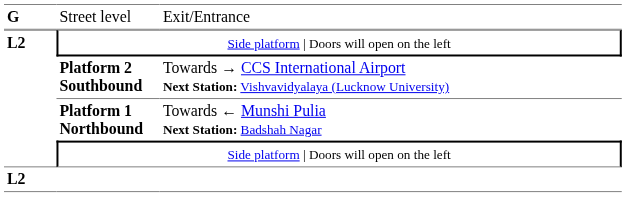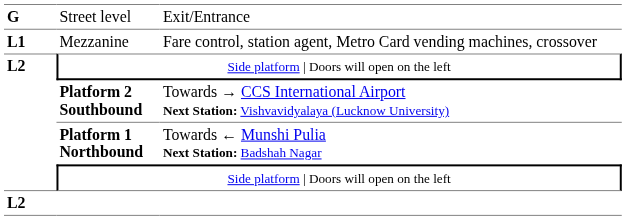+ row: (94, 41)
